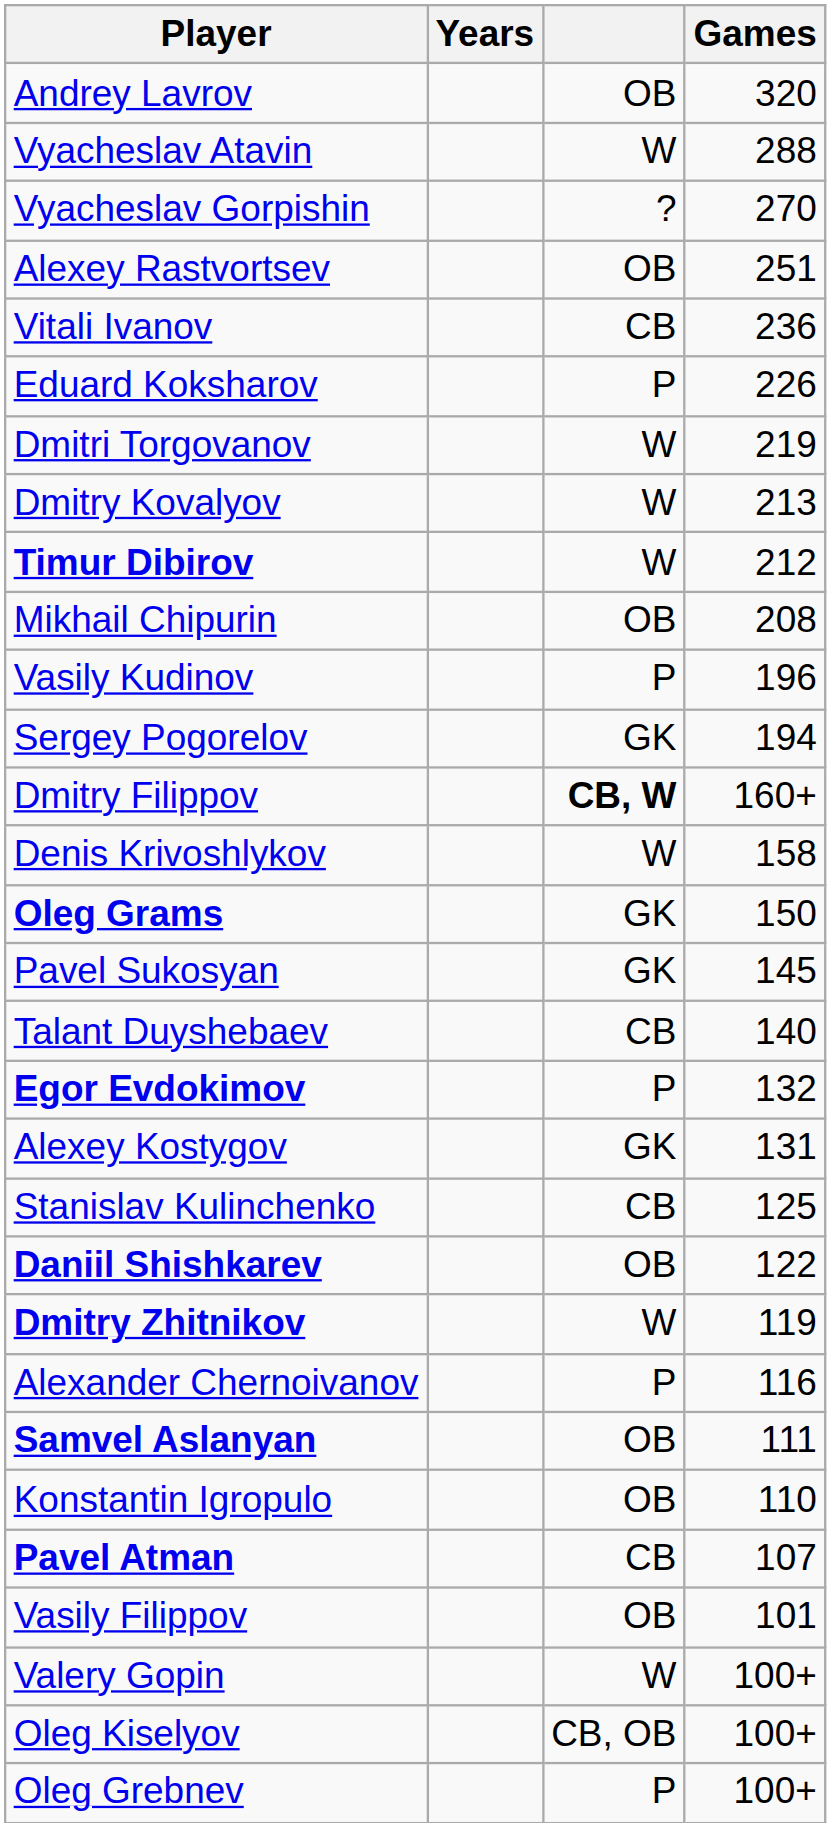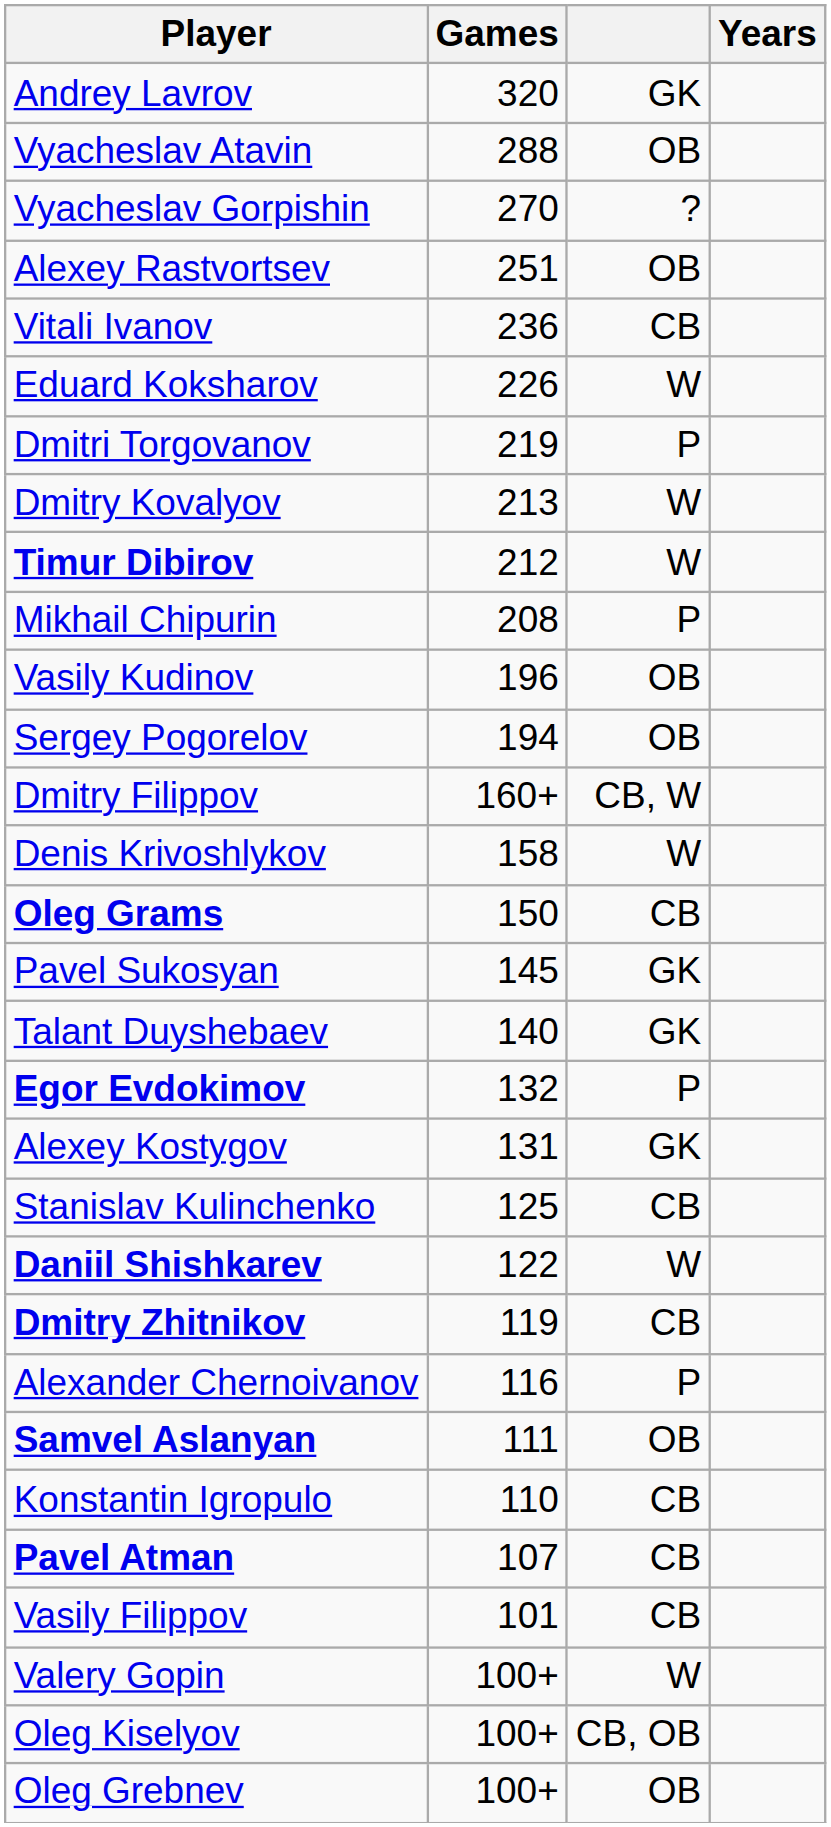columns swapped: (755, 33) <-> (485, 33)
(650, 92) OB -> (674, 92) GK
(659, 151) W -> (674, 151) OB
(664, 385) P -> (684, 385) W
(659, 444) W -> (689, 444) P
(650, 619) OB -> (689, 619) P
(664, 678) P -> (674, 678) OB
(650, 737) GK -> (674, 737) OB
(622, 795) bold -> (648, 795) normal
(650, 913) GK -> (675, 913) CB
(651, 1030) CB -> (674, 1030) GK
(650, 1264) OB -> (684, 1264) W
(659, 1323) W -> (675, 1323) CB
(650, 1499) OB -> (675, 1499) CB
(650, 1616) OB -> (675, 1616) CB
(664, 1792) P -> (674, 1792) OB
